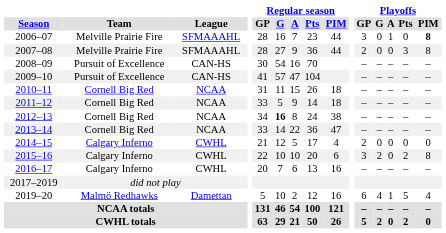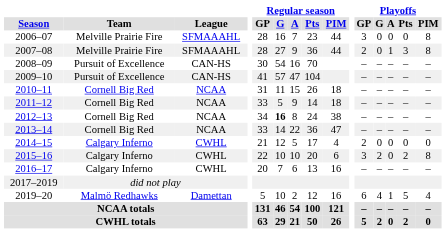(391, 37) 1 -> (391, 37) 0
(428, 37) bold -> (428, 37) normal
(391, 50) 0 -> (391, 50) 1
